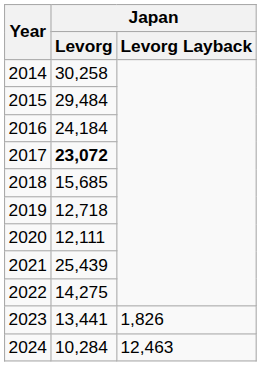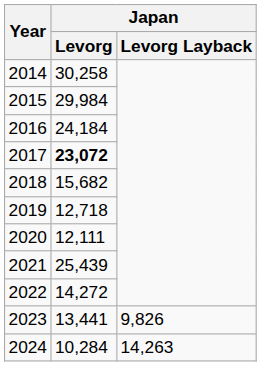(81, 100) 29,484 -> (81, 100) 29,984
(81, 182) 15,685 -> (81, 182) 15,682
(81, 292) 14,275 -> (81, 292) 14,272
(142, 319) 1,826 -> (142, 319) 9,826
(147, 347) 12,463 -> (147, 347) 14,263
